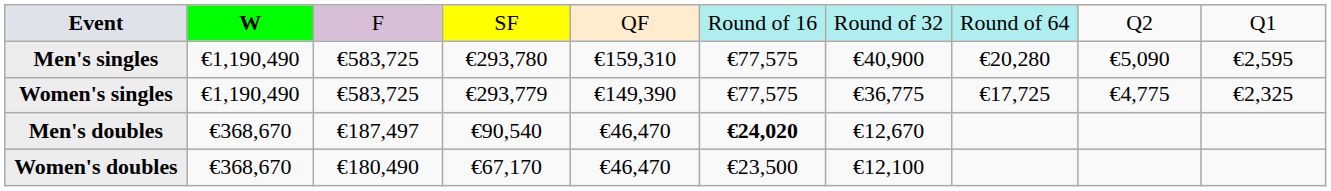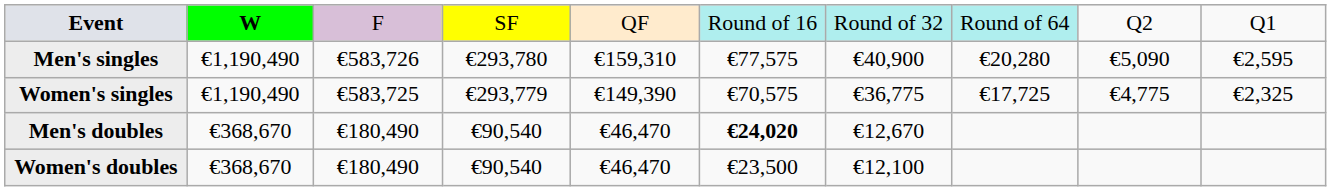(378, 59) €583,725 -> (378, 59) €583,726
(762, 95) €77,575 -> (762, 95) €70,575
(378, 131) €187,497 -> (378, 131) €180,490
(506, 167) €67,170 -> (506, 167) €90,540
